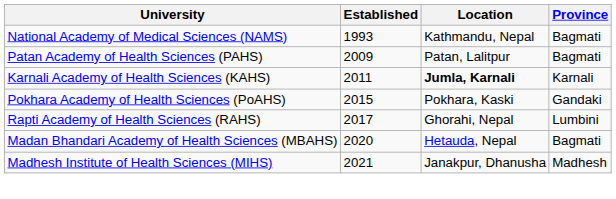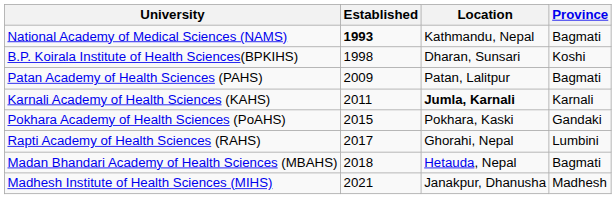(358, 36) normal -> (358, 36) bold
+ row: (153, 57)
(358, 141) 2020 -> (358, 162) 2018
